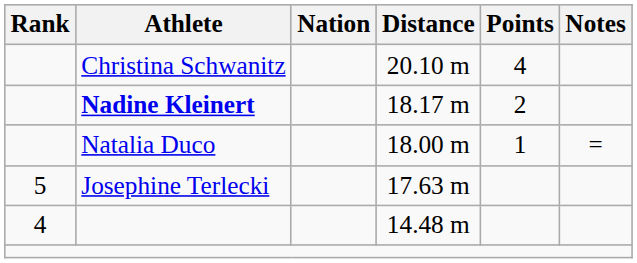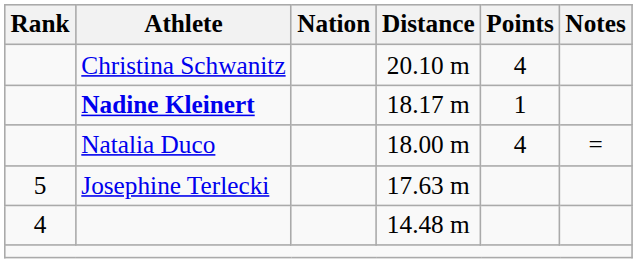(520, 104) 2 -> (520, 104) 1
(520, 144) 1 -> (520, 144) 4
